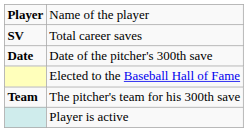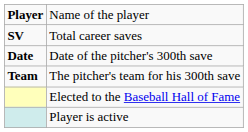rows swapped: (145, 96) <-> (145, 76)
